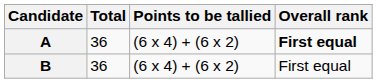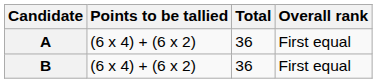columns swapped: (202, 16) <-> (108, 16)
(318, 41) bold -> (315, 41) normal
